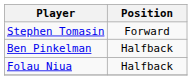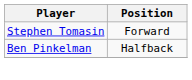- row: (39, 66)
